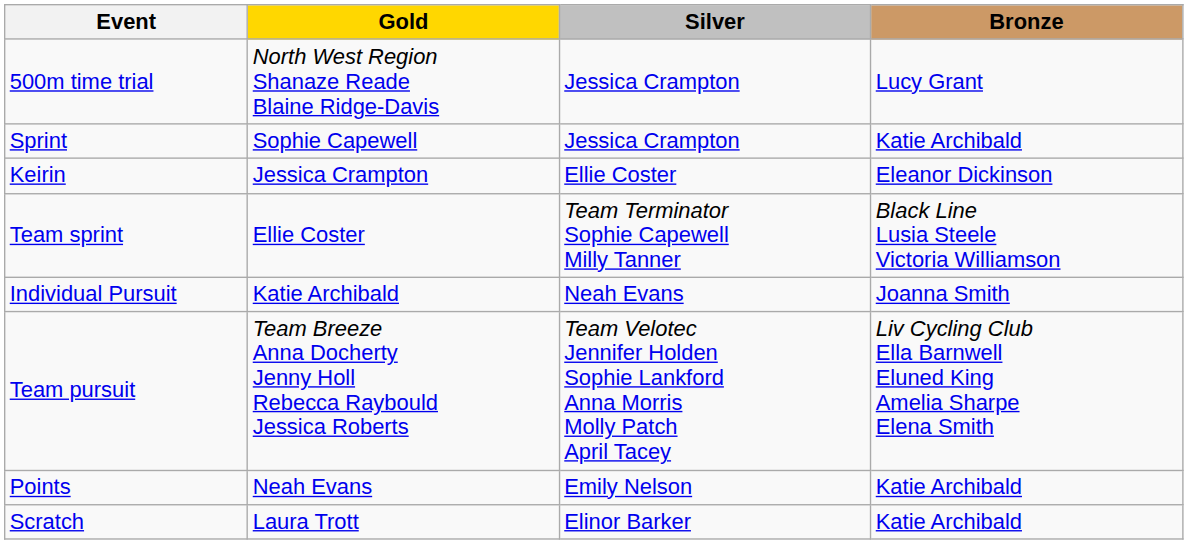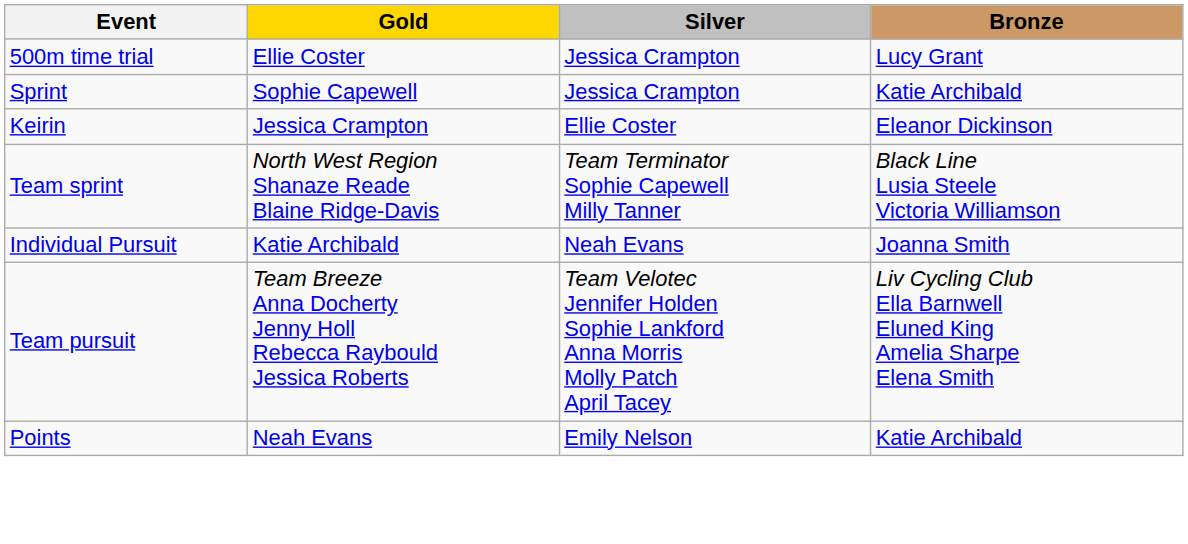(346, 81) North West Region Shanaze Reade Blaine Ridge-Davis -> (309, 56) Ellie Coster
(309, 234) Ellie Coster -> (346, 185) North West Region Shanaze Reade Blaine Ridge-Davis
- row: (47, 521)
